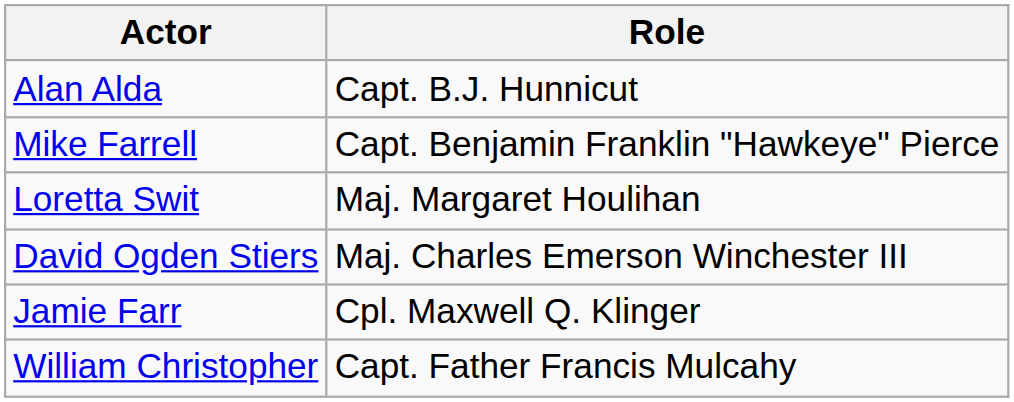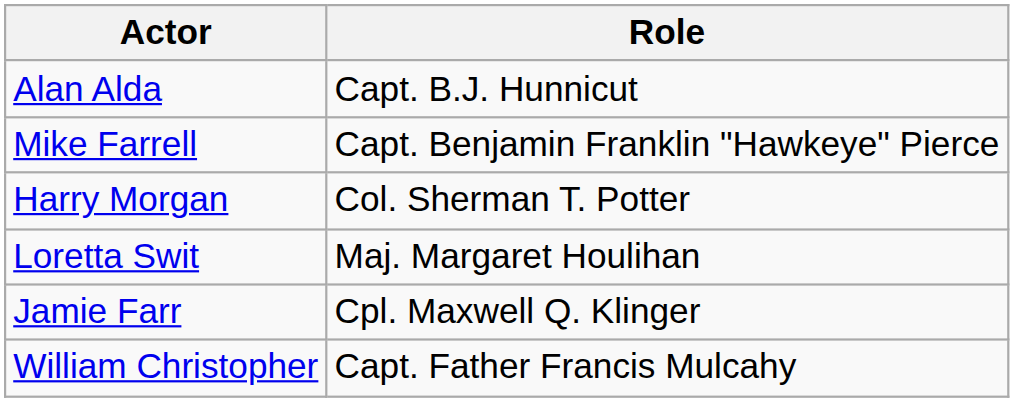+ row: (121, 199)
- row: (166, 255)
